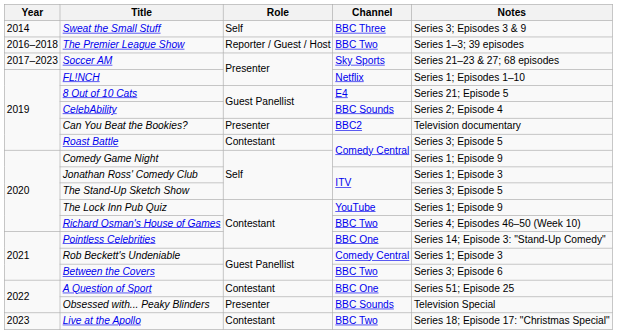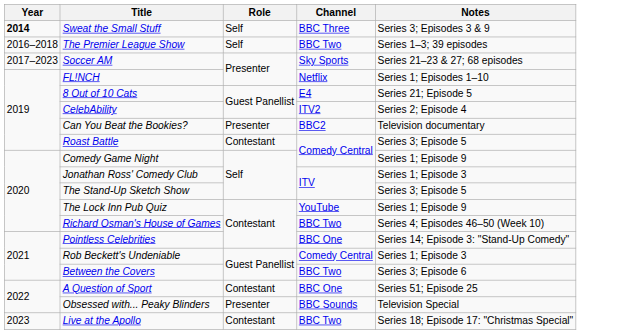(18, 28) normal -> (18, 28) bold
(278, 45) Reporter / Guest / Host -> (234, 45) Self
(365, 110) BBC Sounds -> (310, 110) ITV2
